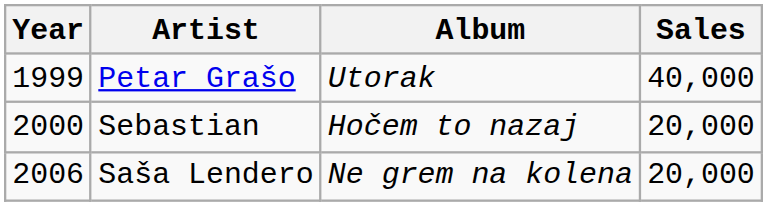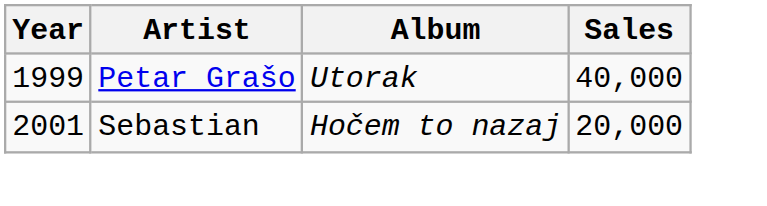(48, 127) 2000 -> (48, 127) 2001
- row: (206, 176)
